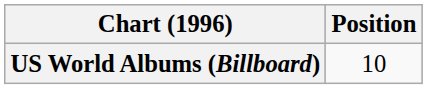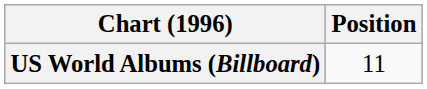(374, 63) 10 -> (374, 63) 11
